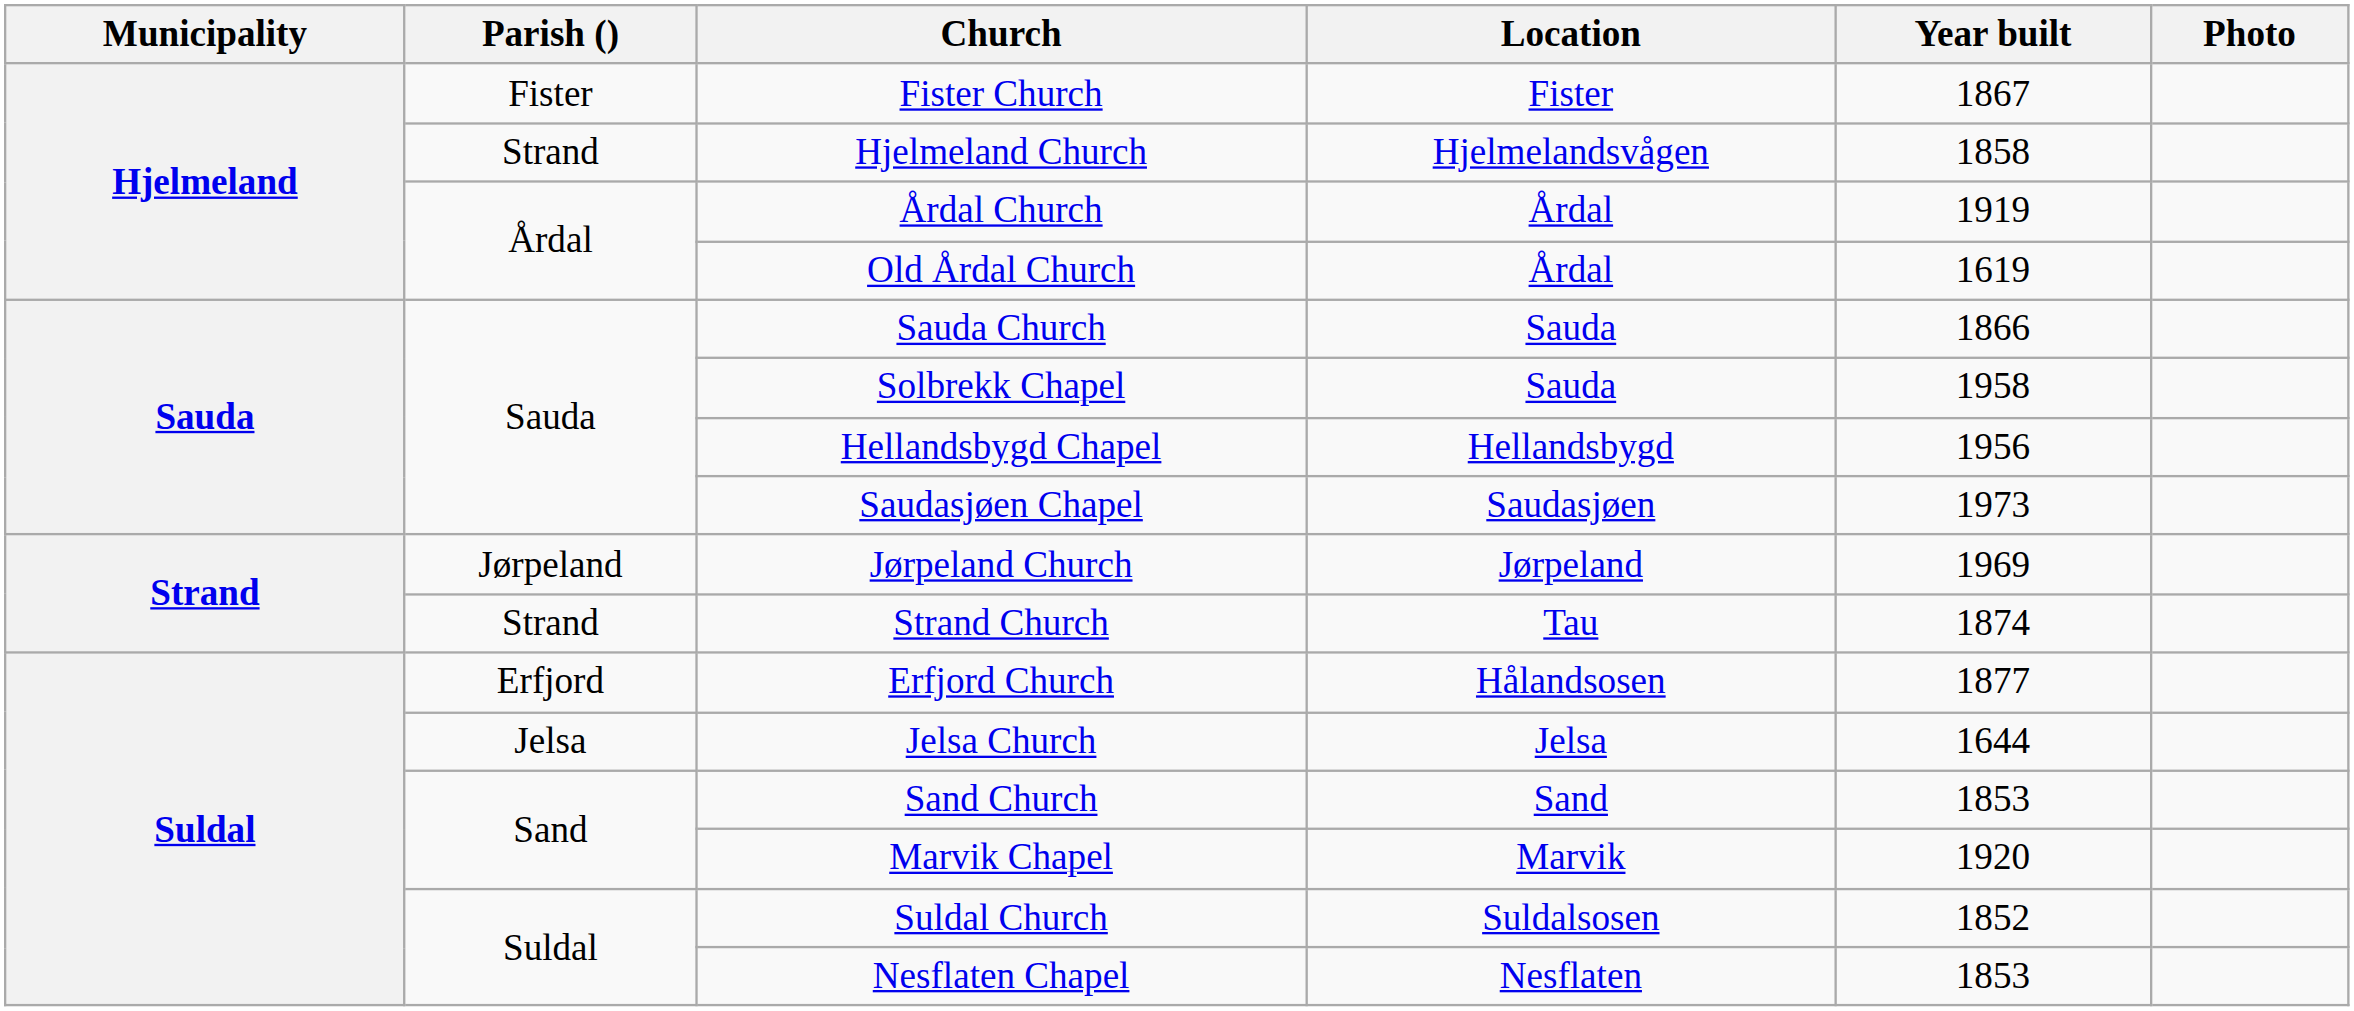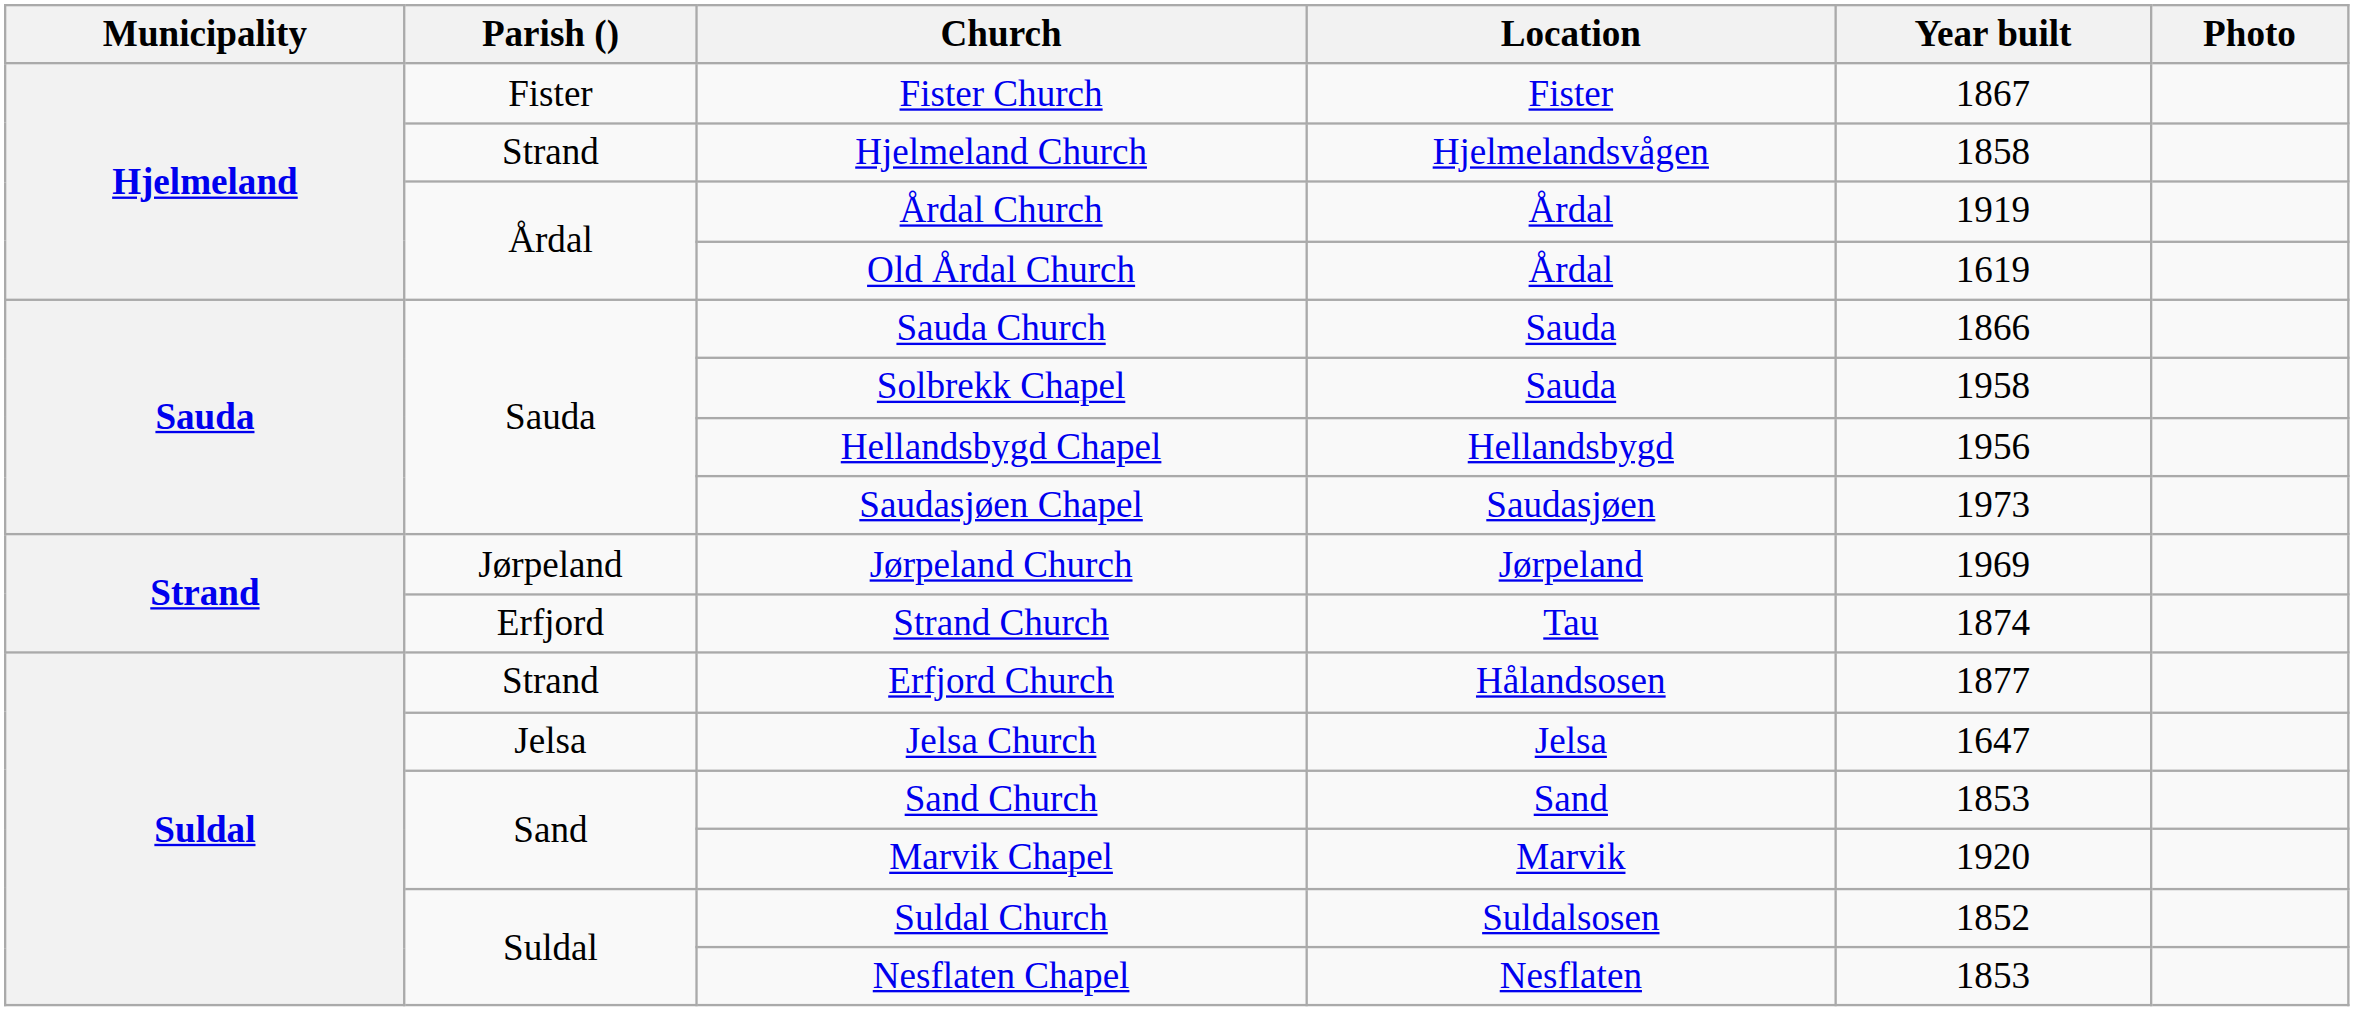(550, 622) Strand -> (550, 622) Erfjord
(550, 681) Erfjord -> (550, 681) Strand
(1993, 740) 1644 -> (1993, 740) 1647
